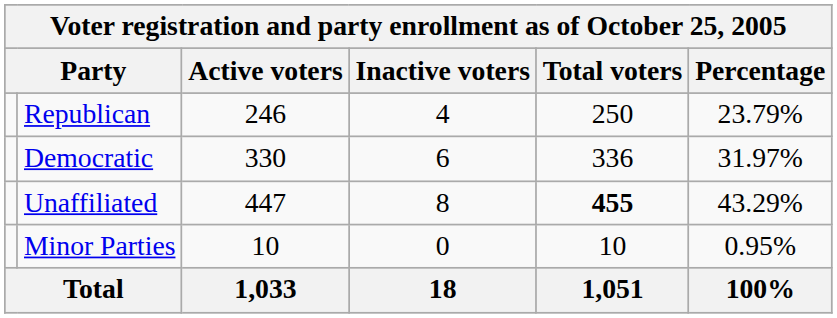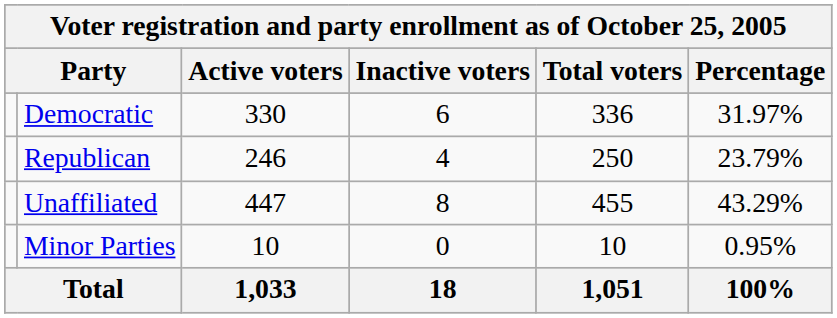rows swapped: (89, 158) <-> (87, 114)
(613, 202) bold -> (613, 202) normal
